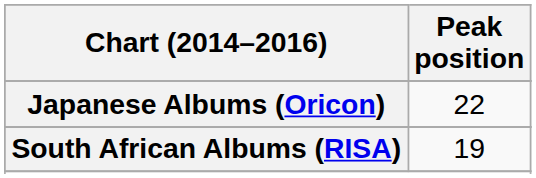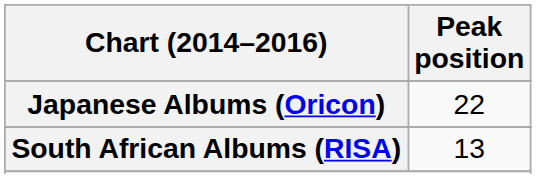(469, 148) 19 -> (469, 148) 13
